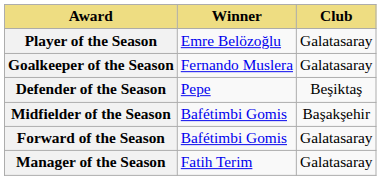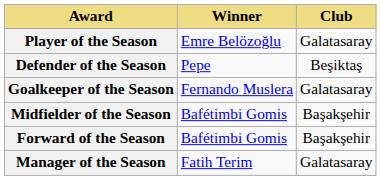rows swapped: (91, 65) <-> (91, 89)
(336, 138) Galatasaray -> (336, 138) Başakşehir
